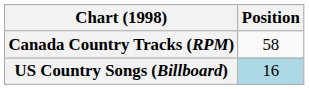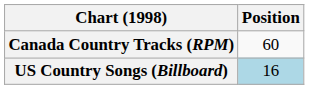(271, 44) 58 -> (271, 44) 60
